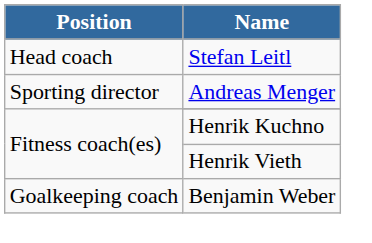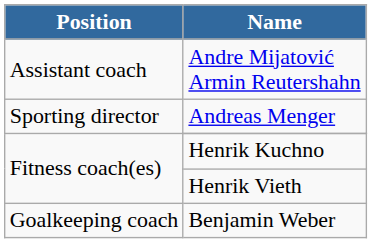- row: (240, 56)
+ row: (275, 68)
